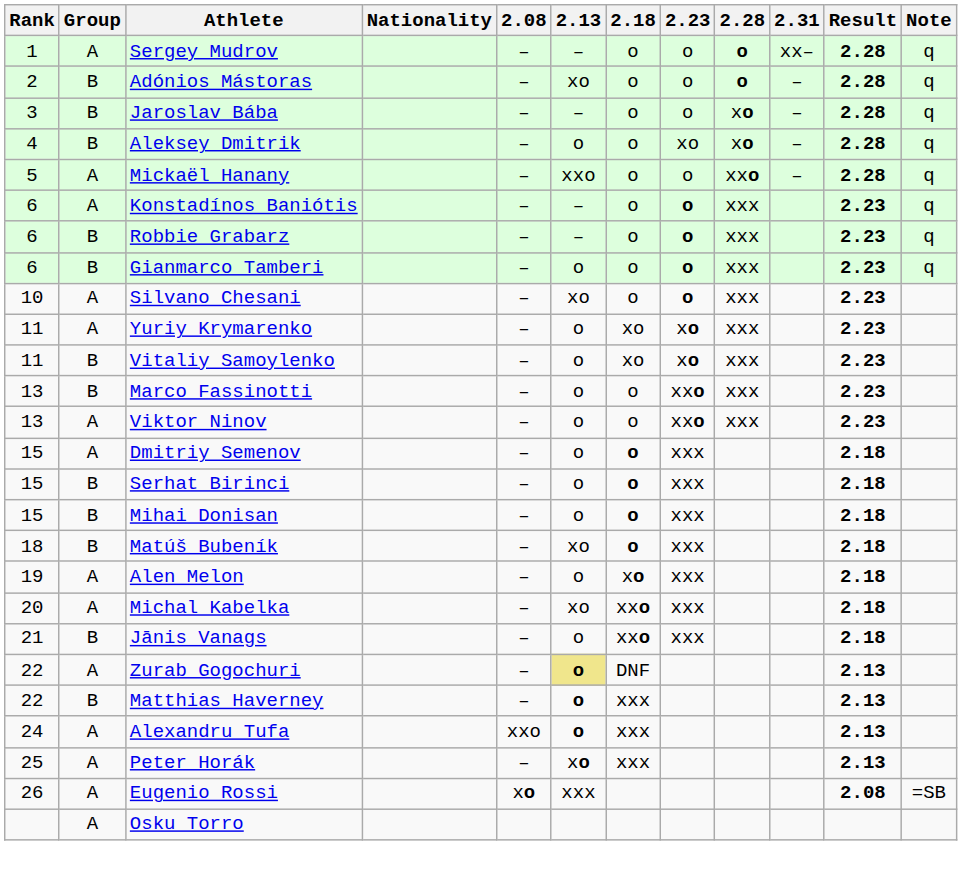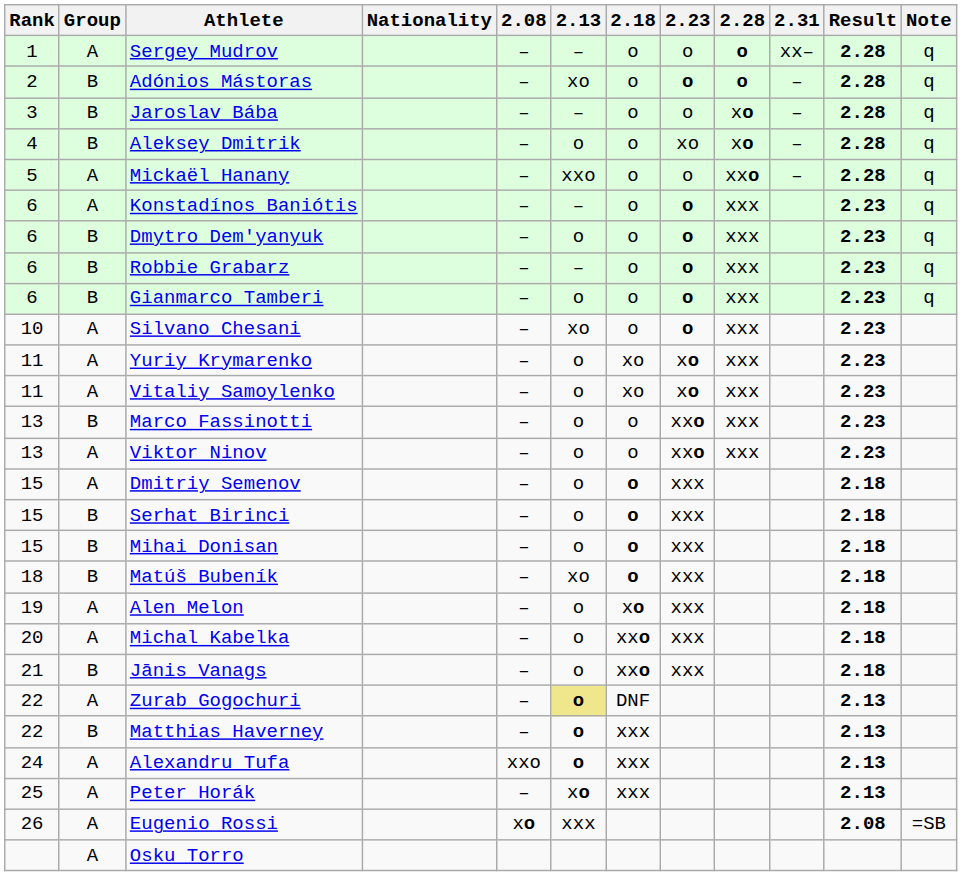(688, 82) normal -> (688, 82) bold
+ row: (227, 237)
(92, 360) B -> (92, 391) A
(578, 608) xo -> (578, 639) o
